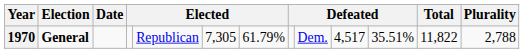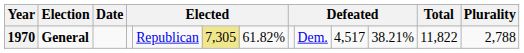(221, 37) no background -> (221, 37) khaki background
(264, 37) 61.79% -> (264, 37) 61.82%
(393, 37) 35.51% -> (393, 37) 38.21%
